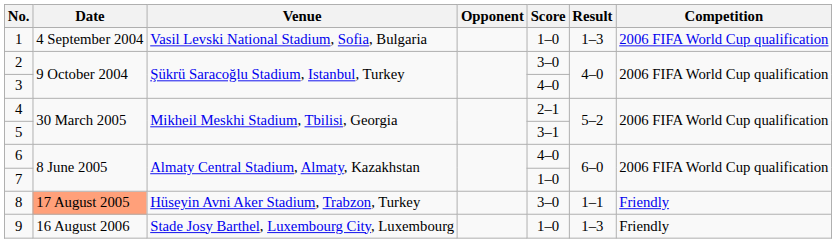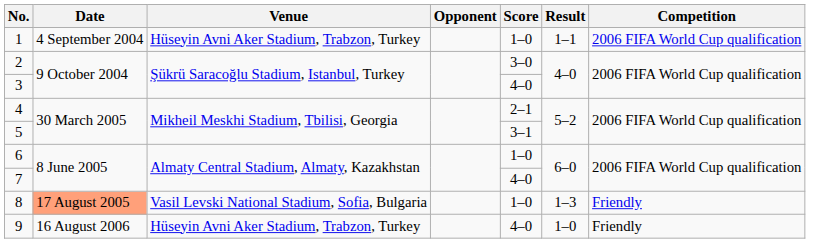(289, 39) Vasil Levski National Stadium, Sofia, Bulgaria -> (285, 39) Hüseyin Avni Aker Stadium, Trabzon, Turkey
(592, 39) 1–3 -> (565, 39) 1–1
(548, 156) 4–0 -> (521, 156) 1–0
(548, 179) 1–0 -> (521, 179) 4–0
(285, 202) Hüseyin Avni Aker Stadium, Trabzon, Turkey -> (289, 202) Vasil Levski National Stadium, Sofia, Bulgaria
(548, 202) 3–0 -> (521, 202) 1–0
(592, 202) 1–1 -> (565, 202) 1–3
(302, 226) Stade Josy Barthel, Luxembourg City, Luxembourg -> (285, 226) Hüseyin Avni Aker Stadium, Trabzon, Turkey
(548, 226) 1–0 -> (521, 226) 4–0
(592, 226) 1–3 -> (565, 226) 1–0
